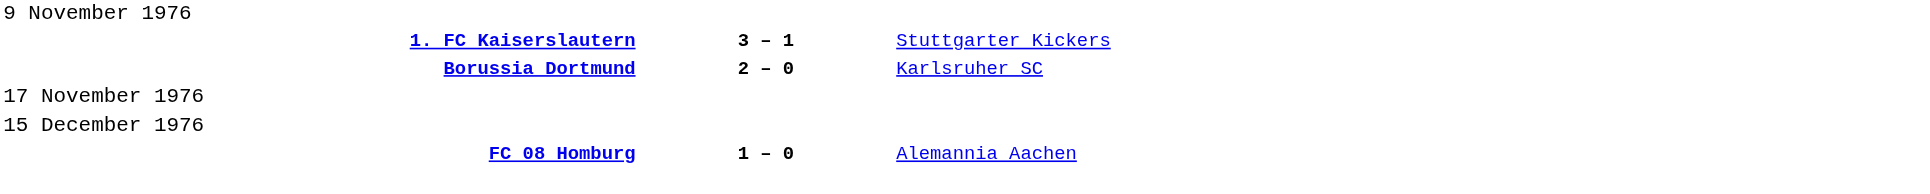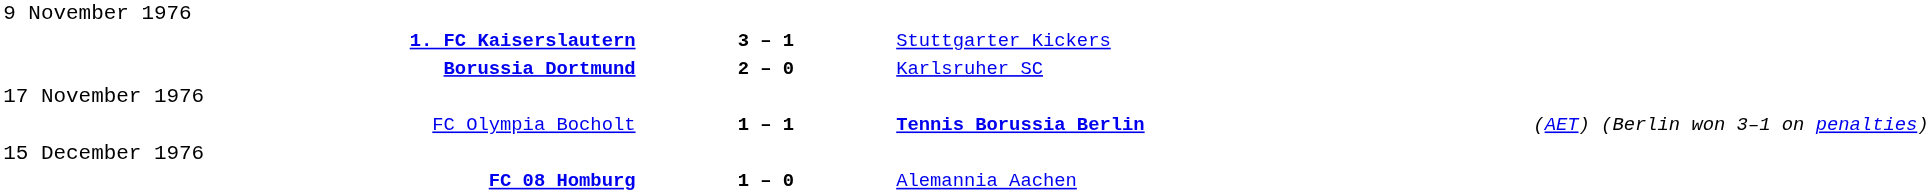+ row: (534, 125)
